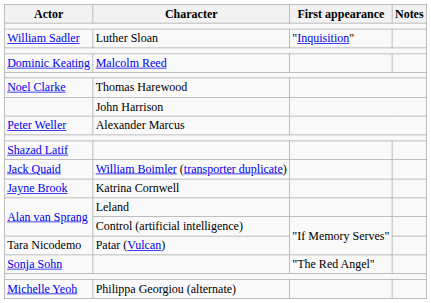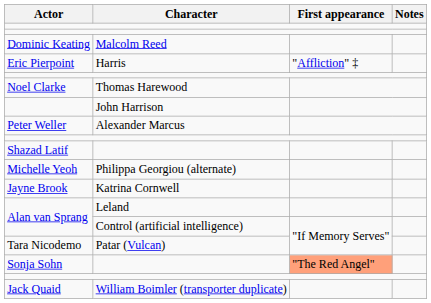- row: (43, 38)
+ row: (41, 63)
rows swapped: (42, 289) <-> (34, 169)
(334, 264) no background -> (334, 264) lightsalmon background
